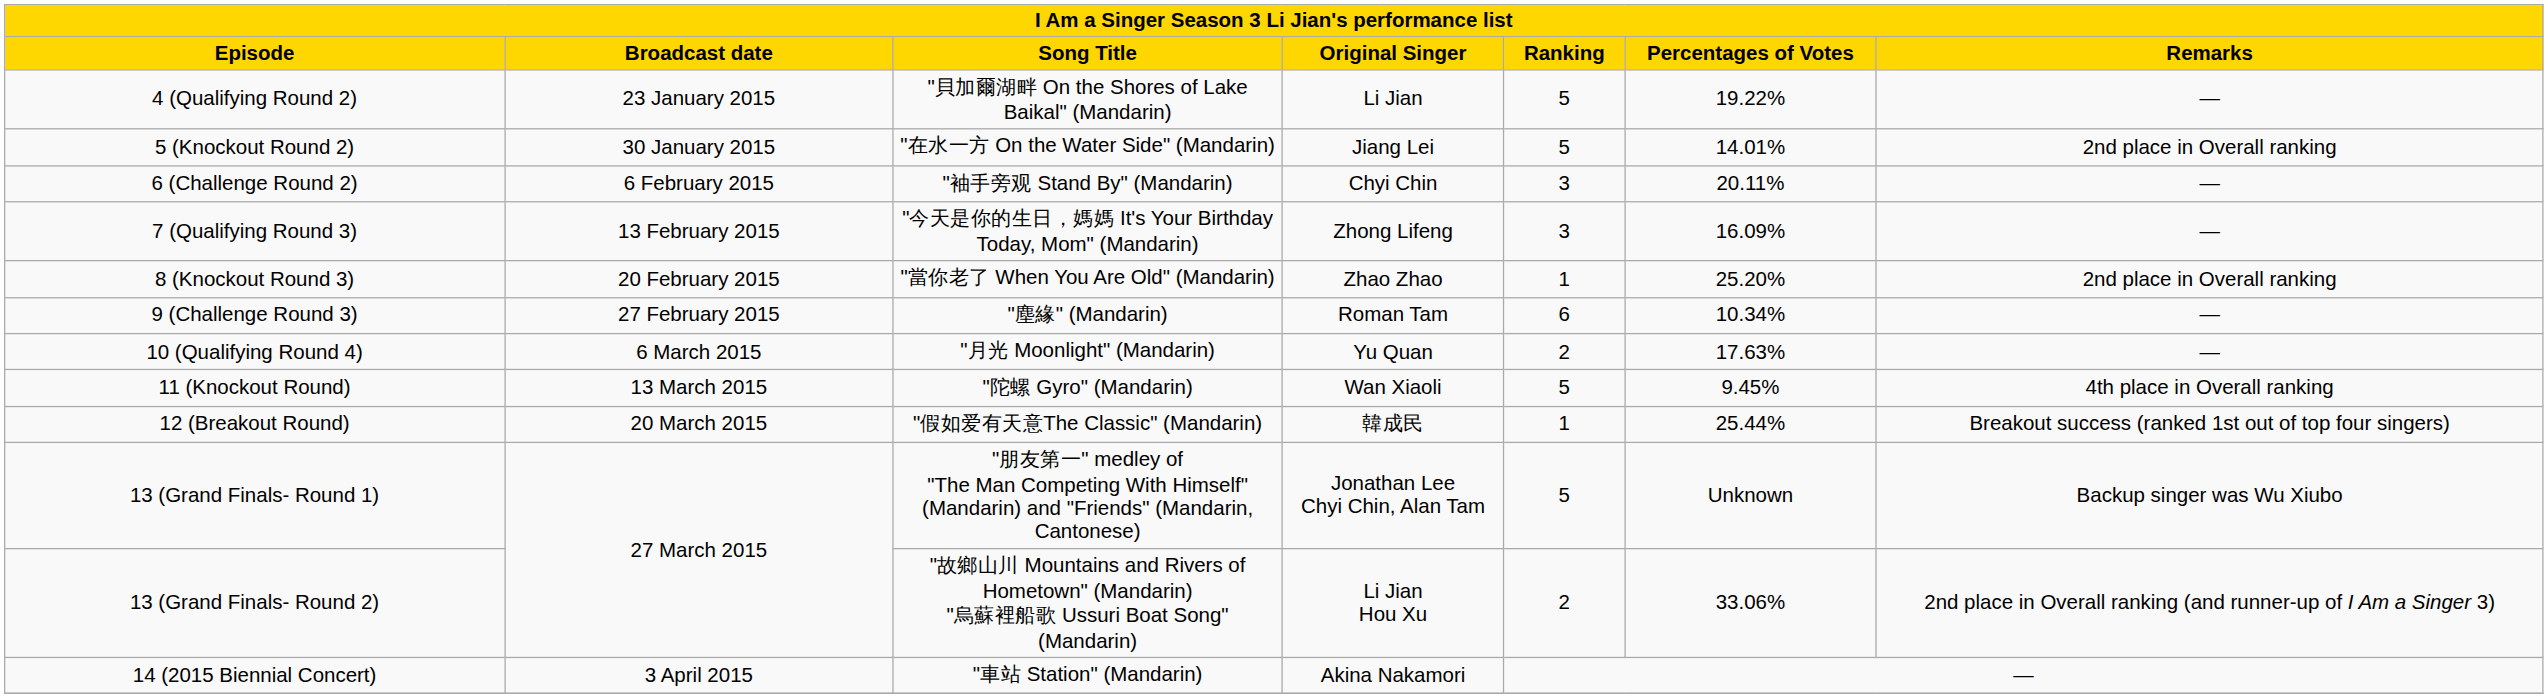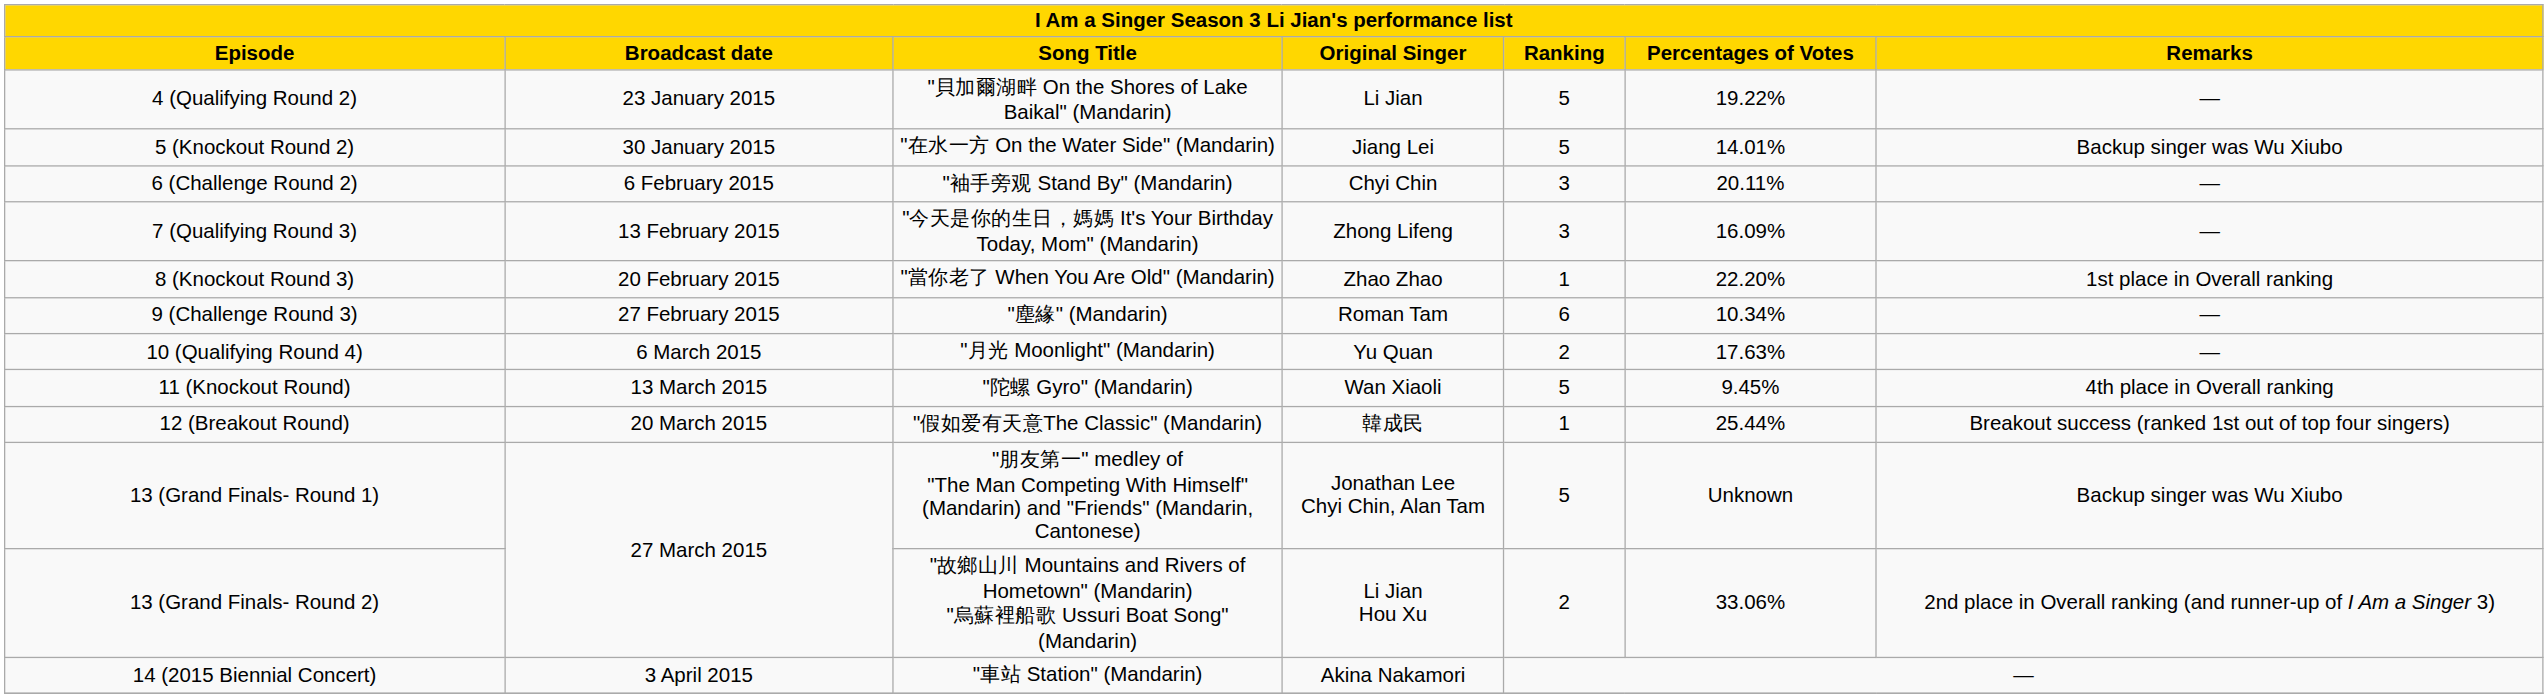(2210, 146) 2nd place in Overall ranking -> (2210, 146) Backup singer was Wu Xiubo
(1750, 278) 25.20% -> (1750, 278) 22.20%
(2210, 278) 2nd place in Overall ranking -> (2210, 278) 1st place in Overall ranking
